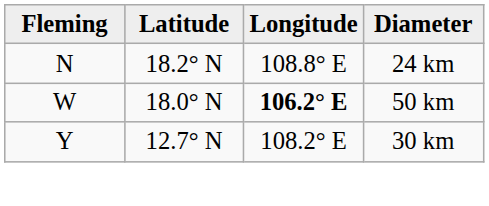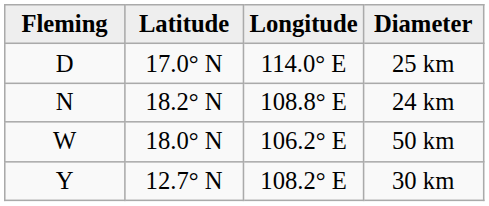+ row: (423, 63)
(304, 102) bold -> (304, 141) normal
